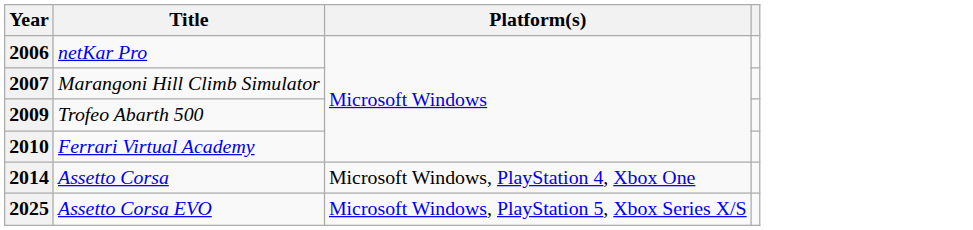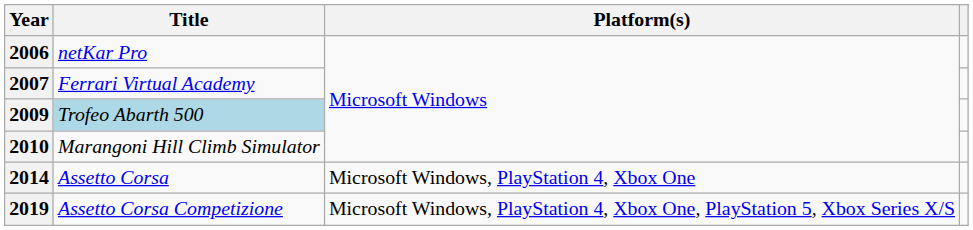(189, 83) Marangoni Hill Climb Simulator -> (156, 83) Ferrari Virtual Academy
(131, 114) no background -> (131, 114) lightblue background
(156, 146) Ferrari Virtual Academy -> (189, 146) Marangoni Hill Climb Simulator
+ row: (29, 209)
- row: (29, 209)
